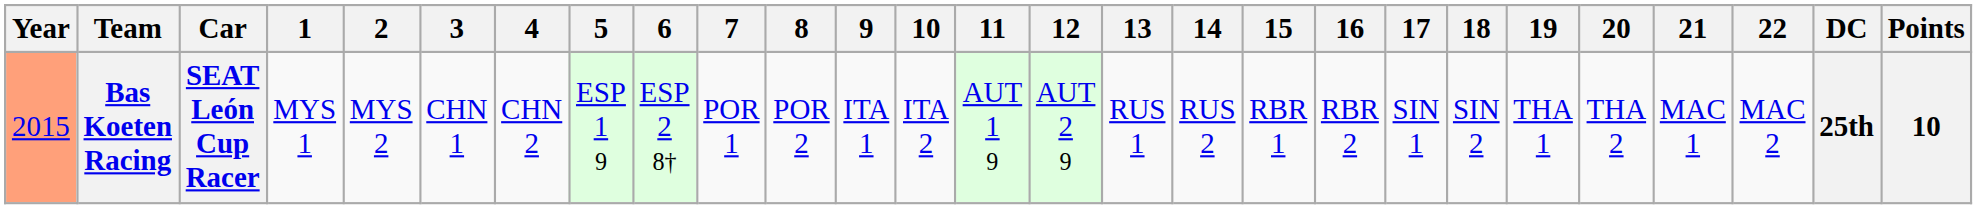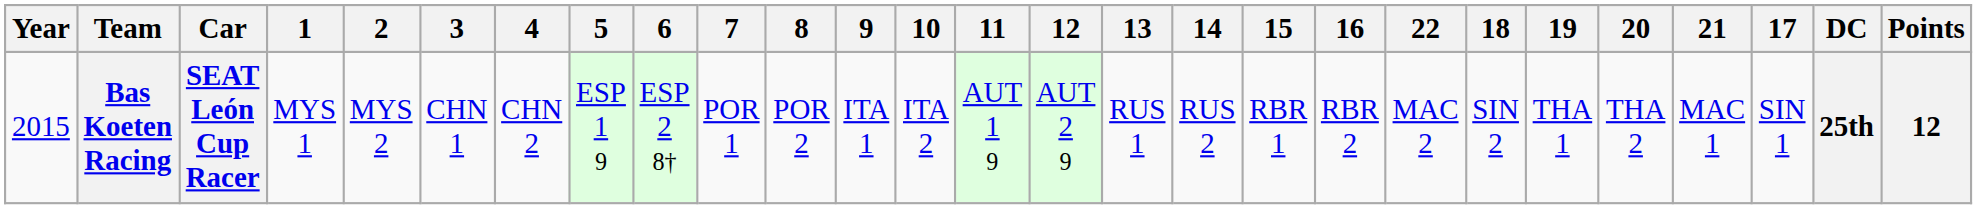columns swapped: (1416, 27) <-> (1772, 27)
(41, 126) lightsalmon background -> (41, 126) no background
(1926, 126) 10 -> (1926, 126) 12
